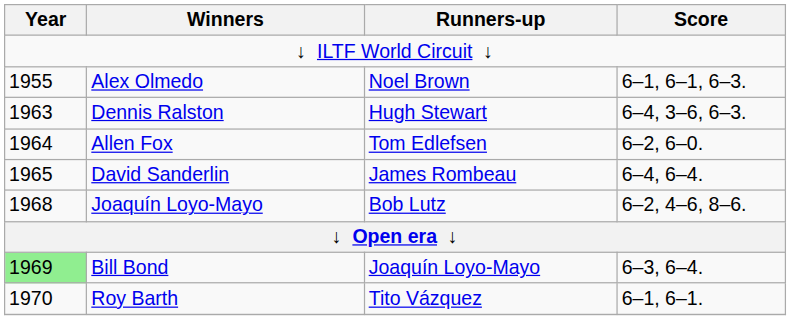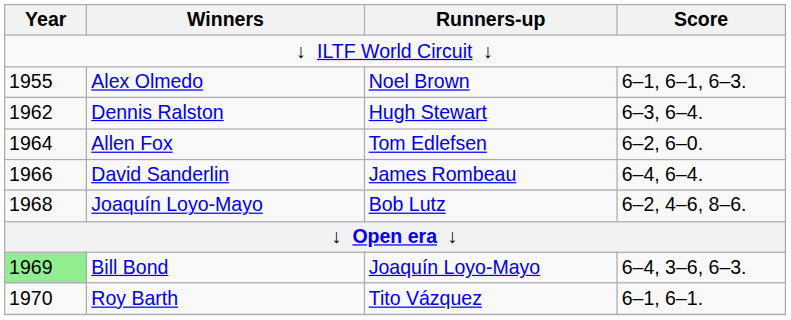(31, 112) 1963 -> (31, 112) 1962
(684, 112) 6–4, 3–6, 6–3. -> (662, 112) 6–3, 6–4.
(31, 174) 1965 -> (31, 174) 1966
(662, 267) 6–3, 6–4. -> (684, 267) 6–4, 3–6, 6–3.
